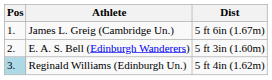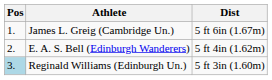(230, 48) 5 ft 3in (1.60m) -> (230, 48) 5 ft 4in (1.62m)
(230, 65) 5 ft 4in (1.62m) -> (230, 65) 5 ft 3in (1.60m)
